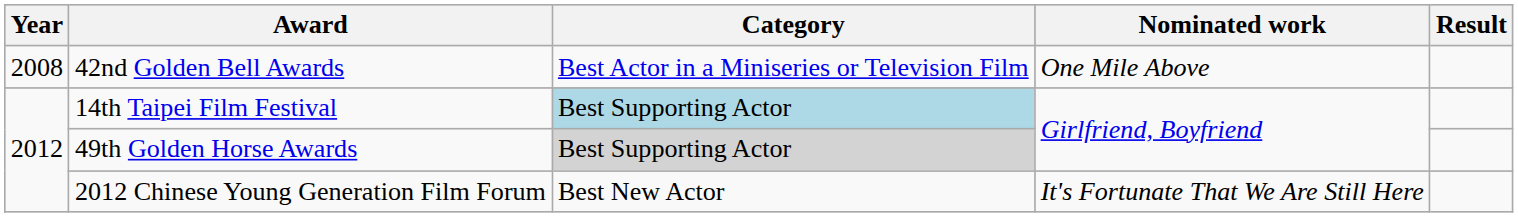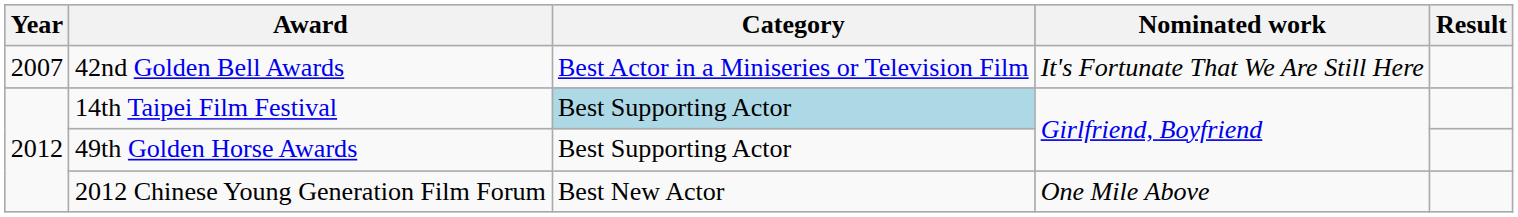(37, 66) 2008 -> (37, 66) 2007
(1125, 66) One Mile Above -> (1232, 66) It's Fortunate That We Are Still Here
(675, 149) lightgrey background -> (675, 149) no background
(1232, 190) It's Fortunate That We Are Still Here -> (1125, 190) One Mile Above
